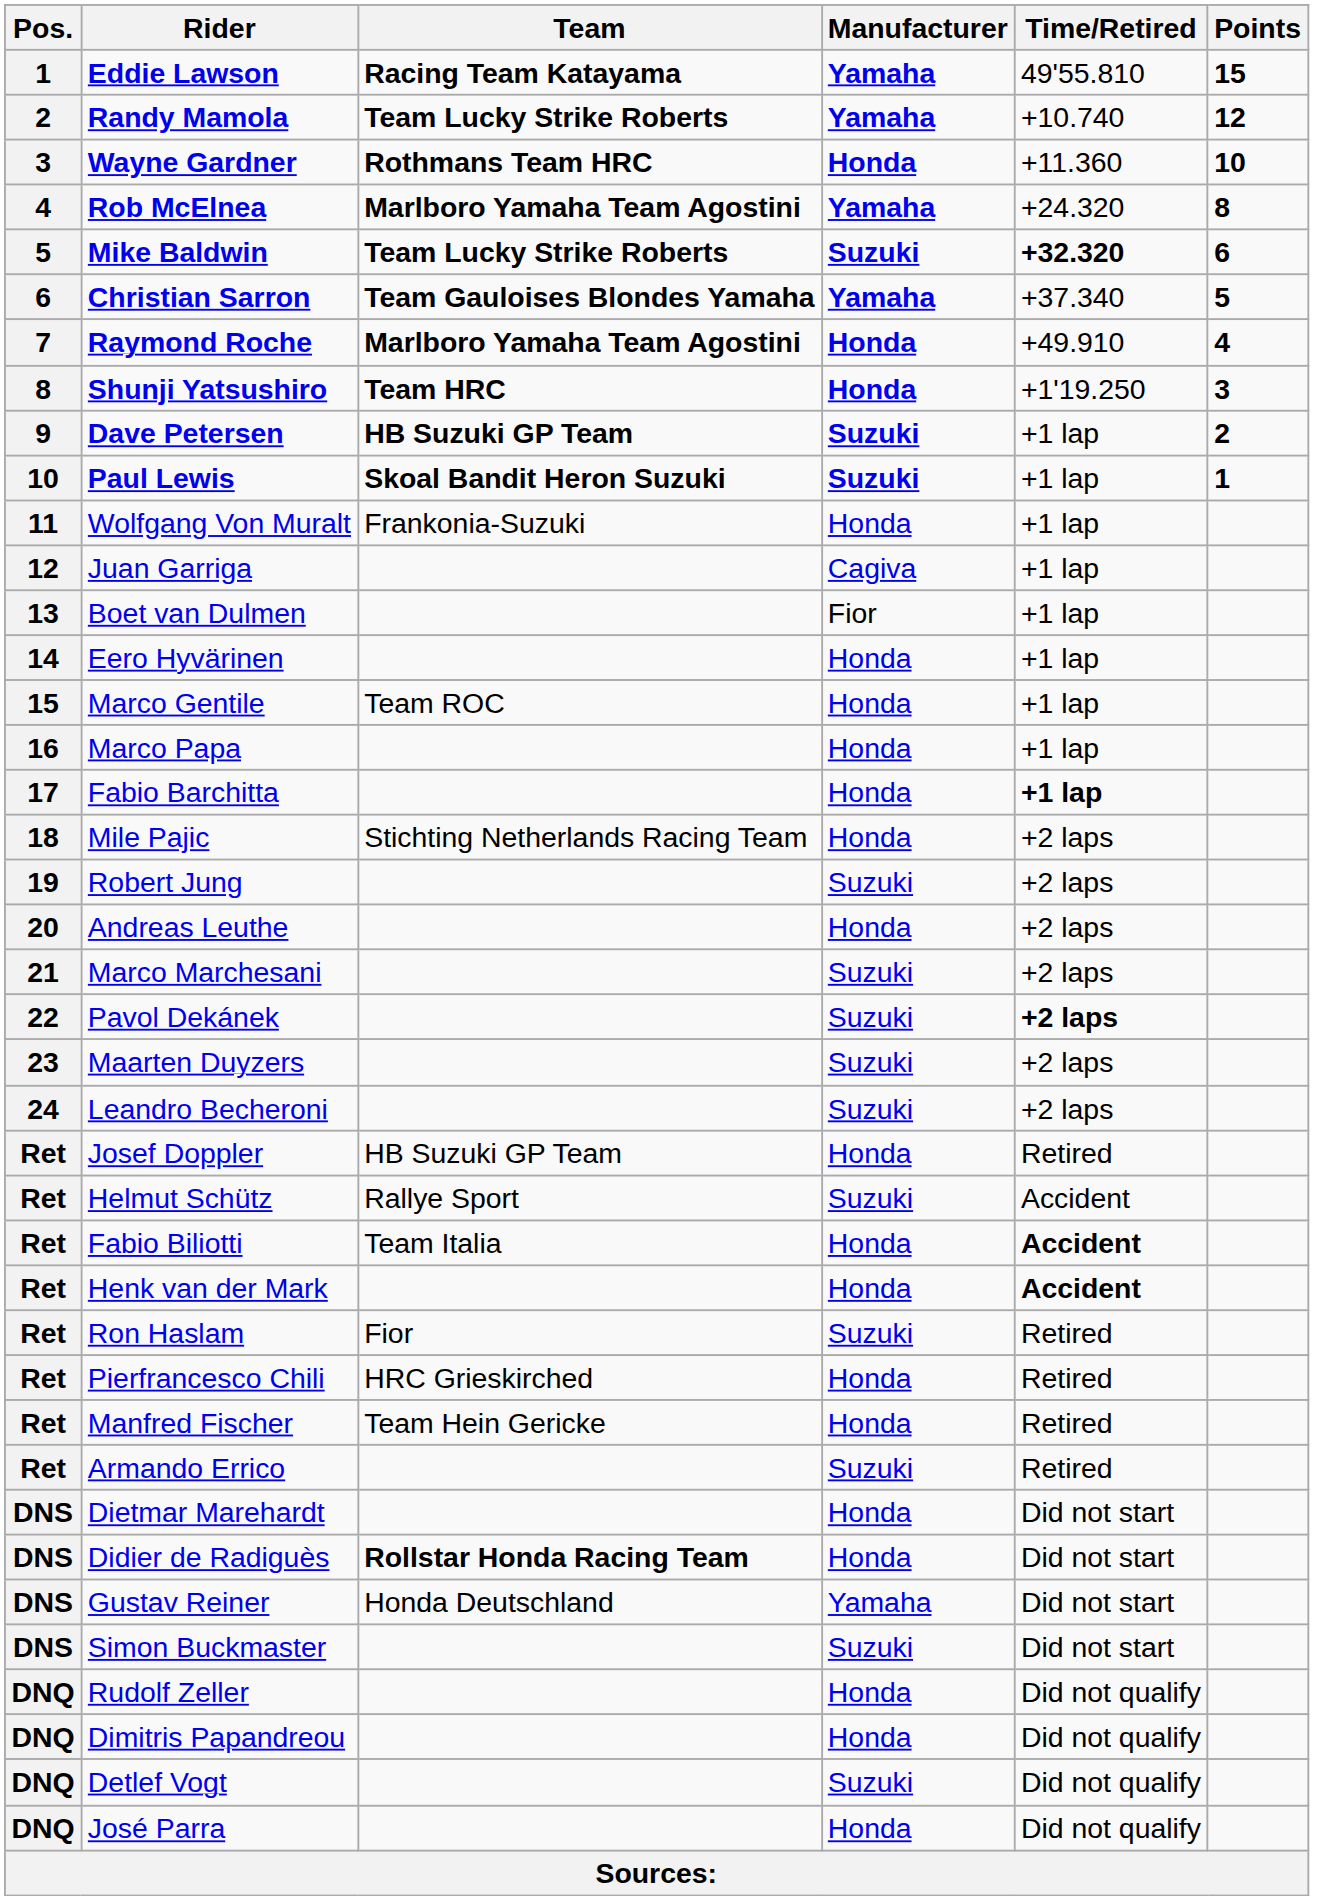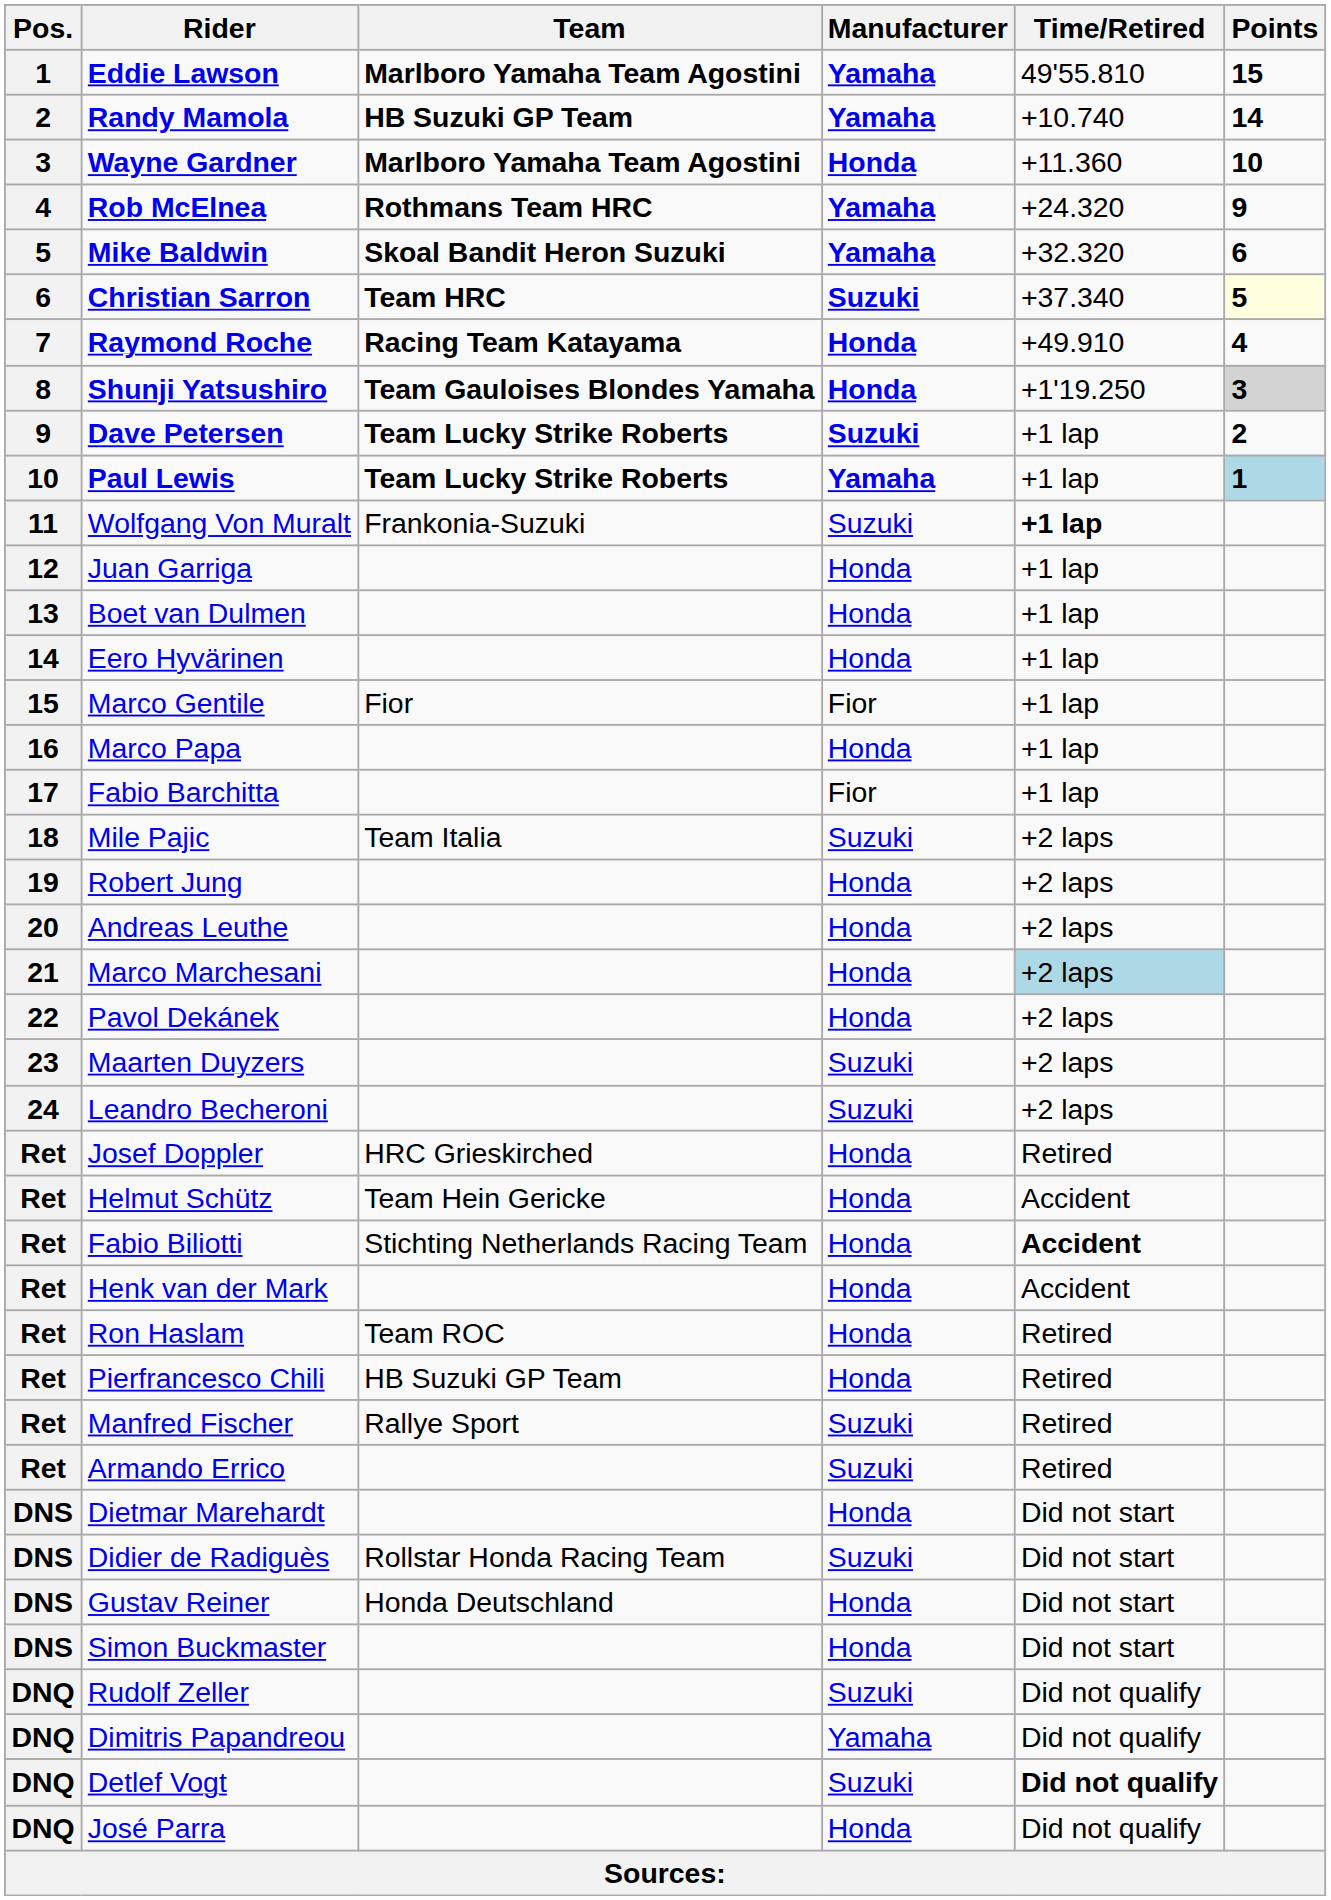(523, 73) Racing Team Katayama -> (583, 73) Marlboro Yamaha Team Agostini
(546, 118) Team Lucky Strike Roberts -> (499, 118) HB Suzuki GP Team
(1230, 118) 12 -> (1247, 118) 14
(508, 163) Rothmans Team HRC -> (583, 163) Marlboro Yamaha Team Agostini
(583, 208) Marlboro Yamaha Team Agostini -> (508, 208) Rothmans Team HRC
(1222, 208) 8 -> (1239, 208) 9
(546, 253) Team Lucky Strike Roberts -> (545, 253) Skoal Bandit Heron Suzuki
(874, 253) Suzuki -> (882, 253) Yamaha
(1073, 253) bold -> (1073, 253) normal
(589, 298) Team Gauloises Blondes Yamaha -> (435, 298) Team HRC
(882, 298) Yamaha -> (874, 298) Suzuki
(1222, 298) no background -> (1239, 298) lightyellow background
(583, 343) Marlboro Yamaha Team Agostini -> (523, 343) Racing Team Katayama
(435, 388) Team HRC -> (589, 388) Team Gauloises Blondes Yamaha
(1222, 388) no background -> (1239, 388) lightgrey background
(499, 433) HB Suzuki GP Team -> (546, 433) Team Lucky Strike Roberts
(545, 478) Skoal Bandit Heron Suzuki -> (546, 478) Team Lucky Strike Roberts
(874, 478) Suzuki -> (882, 478) Yamaha
(1222, 478) no background -> (1239, 478) lightblue background
(870, 523) Honda -> (870, 523) Suzuki
(1060, 523) normal -> (1062, 523) bold
(872, 568) Cagiva -> (870, 568) Honda
(852, 613) Fior -> (870, 613) Honda
(434, 703) Team ROC -> (389, 703) Fior
(870, 703) Honda -> (852, 703) Fior
(870, 793) Honda -> (852, 793) Fior
(1062, 793) bold -> (1060, 793) normal
(586, 838) Stichting Netherlands Racing Team -> (433, 838) Team Italia
(870, 838) Honda -> (870, 838) Suzuki
(870, 883) Suzuki -> (870, 883) Honda
(870, 973) Suzuki -> (870, 973) Honda
(1067, 973) no background -> (1067, 973) lightblue background
(870, 1018) Suzuki -> (870, 1018) Honda
(1070, 1018) bold -> (1067, 1018) normal
(493, 1153) HB Suzuki GP Team -> (479, 1153) HRC Grieskirched
(442, 1198) Rallye Sport -> (485, 1198) Team Hein Gericke
(870, 1198) Suzuki -> (870, 1198) Honda
(433, 1243) Team Italia -> (586, 1243) Stichting Netherlands Racing Team
(1081, 1288) bold -> (1075, 1288) normal
(389, 1333) Fior -> (434, 1333) Team ROC
(870, 1333) Suzuki -> (870, 1333) Honda
(479, 1378) HRC Grieskirched -> (493, 1378) HB Suzuki GP Team
(485, 1423) Team Hein Gericke -> (442, 1423) Rallye Sport
(870, 1423) Honda -> (870, 1423) Suzuki
(556, 1558) bold -> (545, 1558) normal
(870, 1558) Honda -> (870, 1558) Suzuki
(880, 1603) Yamaha -> (870, 1603) Honda
(870, 1648) Suzuki -> (870, 1648) Honda
(870, 1693) Honda -> (870, 1693) Suzuki
(870, 1738) Honda -> (880, 1738) Yamaha
(1111, 1782) normal -> (1120, 1782) bold
